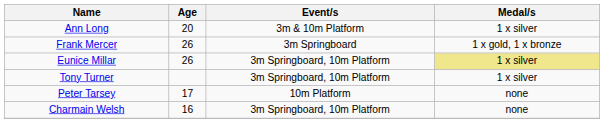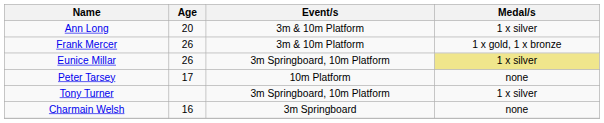(320, 45) 3m Springboard -> (320, 45) 3m & 10m Platform
rows swapped: (87, 93) <-> (87, 77)
(320, 110) 3m Springboard, 10m Platform -> (320, 110) 3m Springboard
